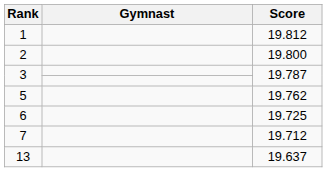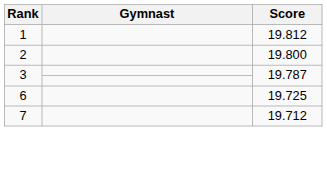- row: (23, 95)
- row: (23, 156)
